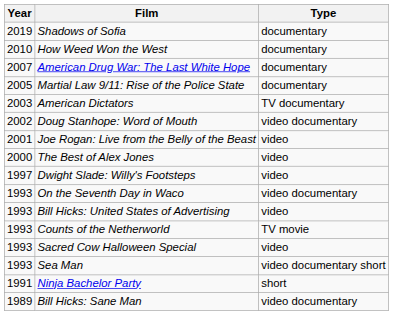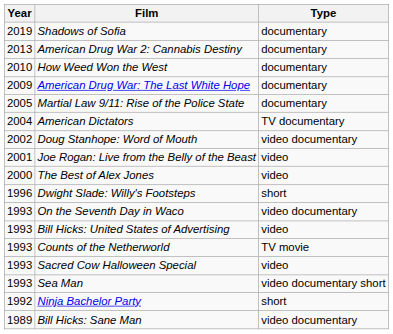+ row: (140, 49)
(20, 67) 2007 -> (20, 85) 2009
(20, 103) 2003 -> (20, 121) 2004
(20, 175) 1997 -> (20, 193) 1996
(275, 175) video -> (274, 193) short
(20, 283) 1991 -> (20, 301) 1992
